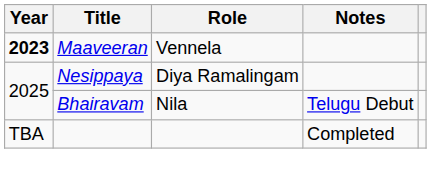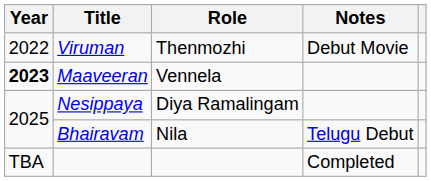+ row: (91, 47)
